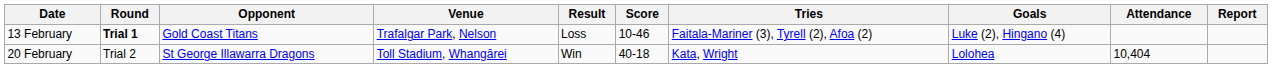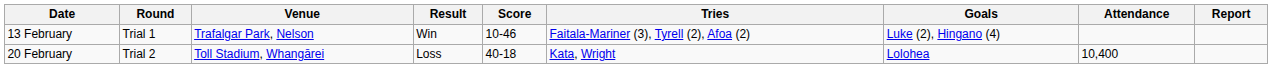- column: (267, 14)
(120, 34) bold -> (139, 34) normal
(574, 34) Loss -> (426, 34) Win
(571, 54) Win -> (429, 54) Loss
(1132, 54) 10,404 -> (1100, 54) 10,400
